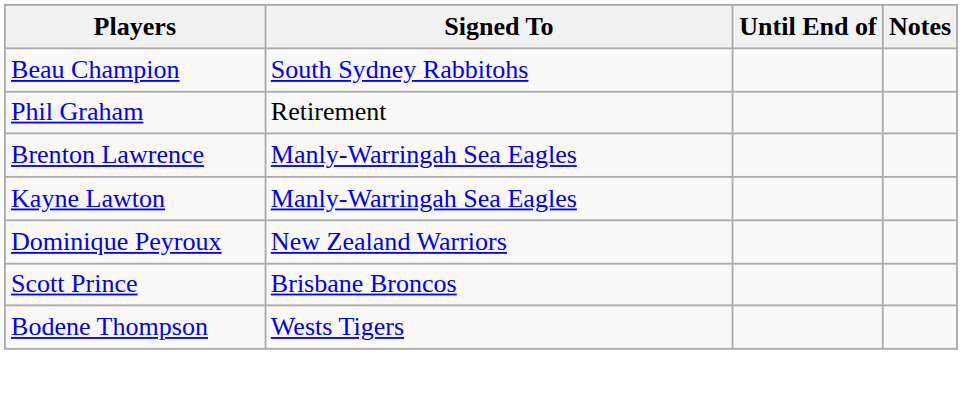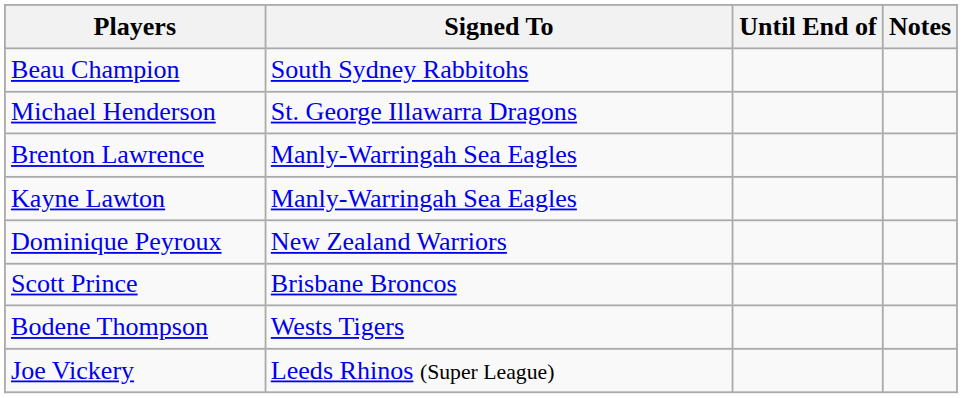- row: (77, 112)
+ row: (113, 112)
+ row: (73, 370)
